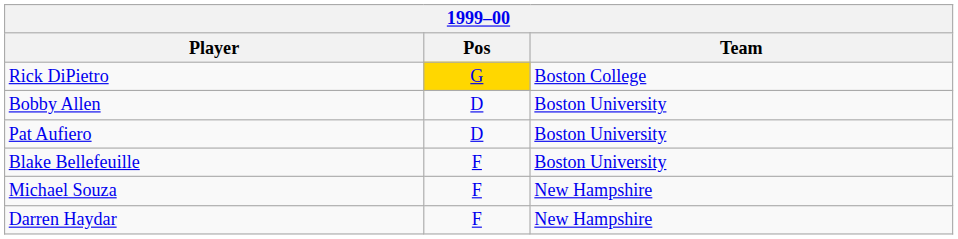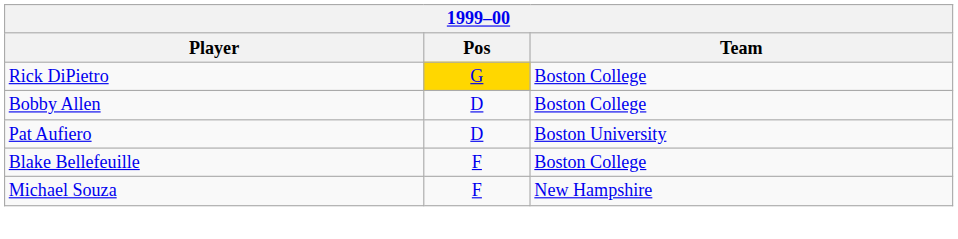(600, 104) Boston University -> (590, 104) Boston College
(600, 162) Boston University -> (590, 162) Boston College
- row: (63, 219)
